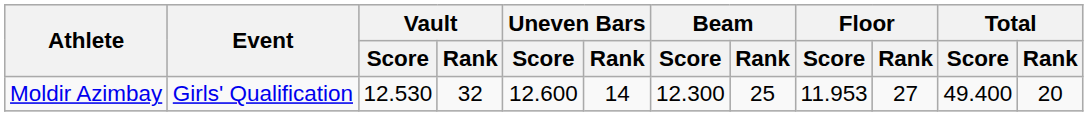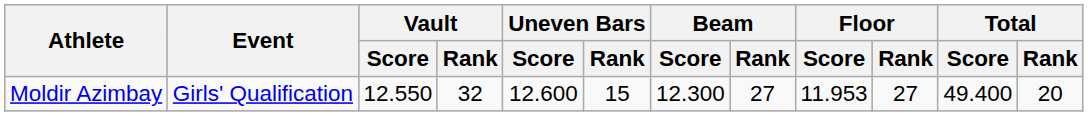(398, 94) 12.530 -> (398, 94) 12.550
(617, 94) 14 -> (617, 94) 15
(763, 94) 25 -> (763, 94) 27
